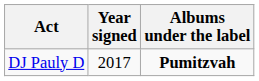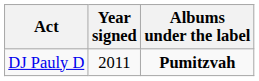(114, 62) 2017 -> (114, 62) 2011
